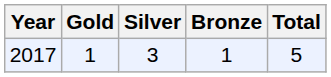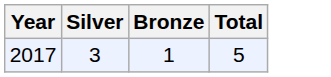- column: (90, 22)
